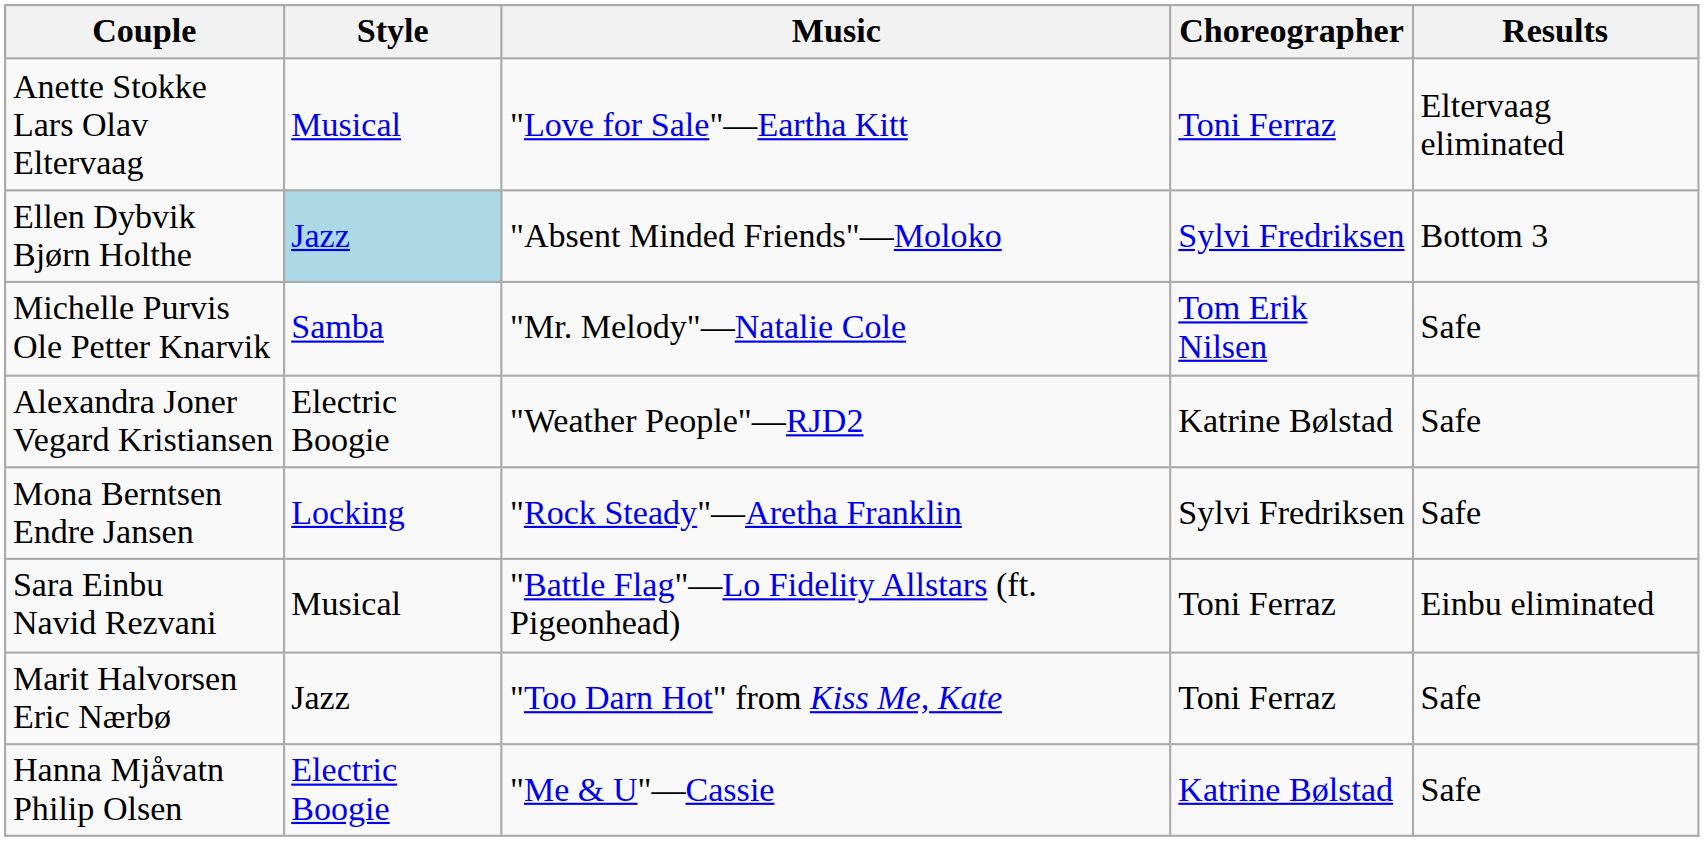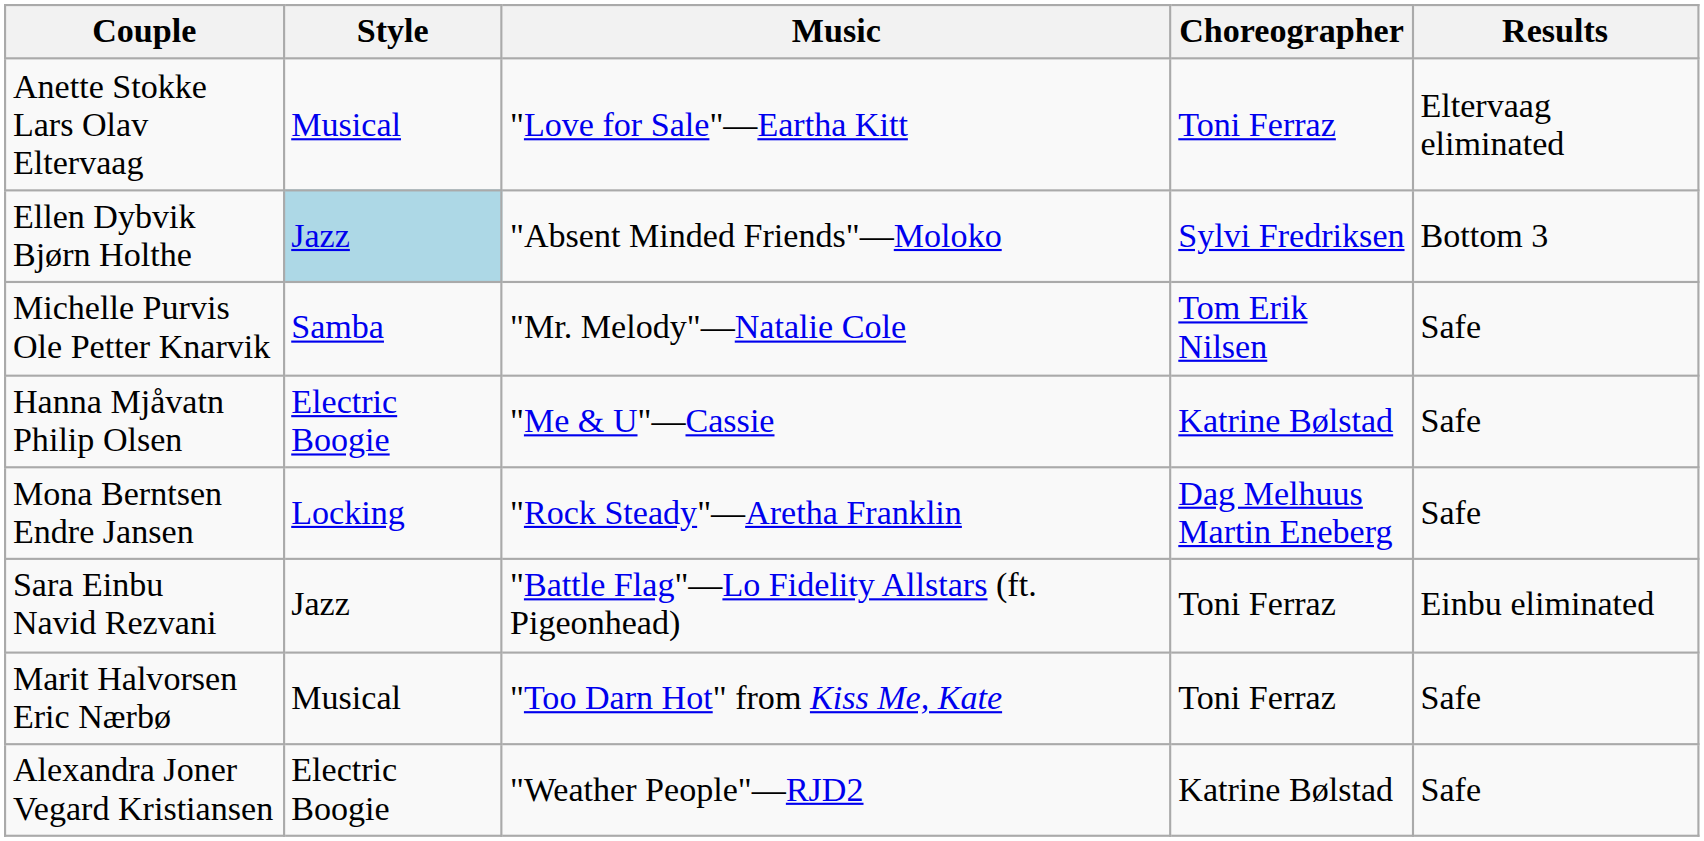rows swapped: (118, 789) <-> (143, 420)
(1291, 512) Sylvi Fredriksen -> (1285, 512) Dag Melhuus Martin Eneberg
(346, 605) Musical -> (321, 605) Jazz
(321, 697) Jazz -> (346, 697) Musical
